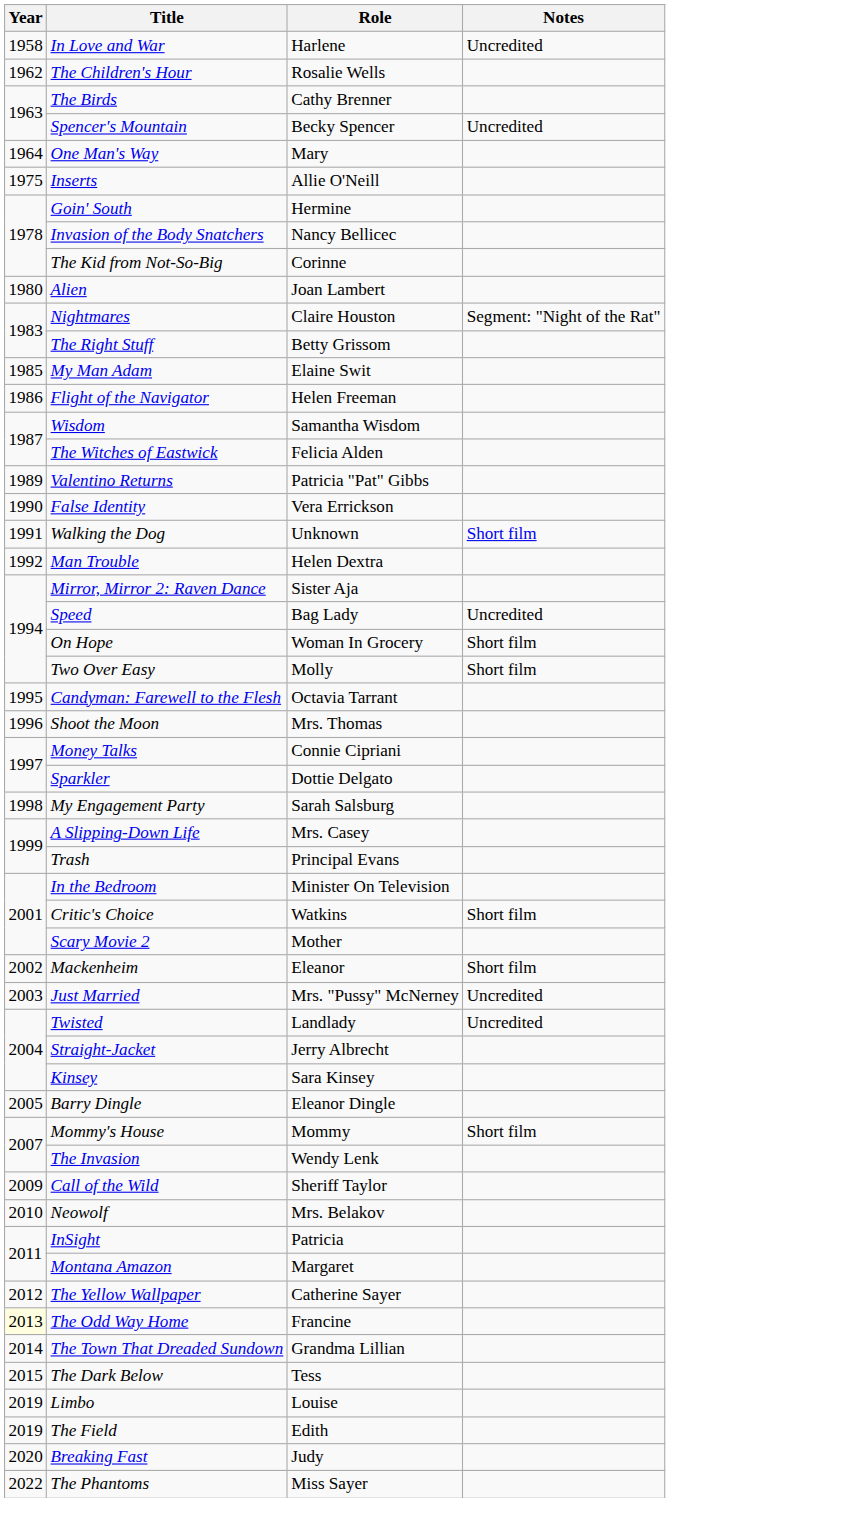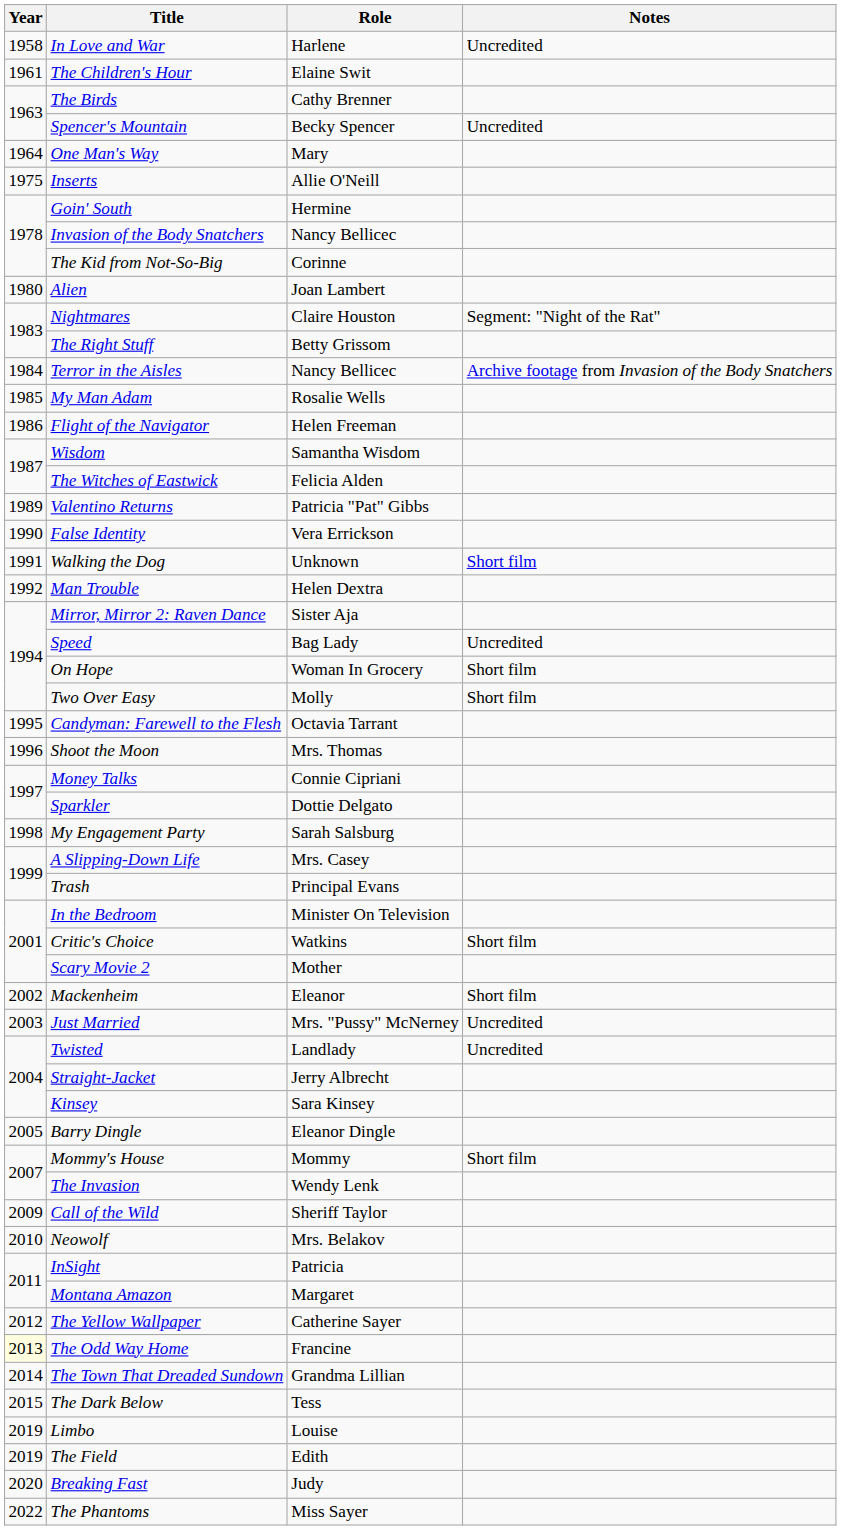(26, 72) 1962 -> (26, 72) 1961
(338, 72) Rosalie Wells -> (331, 72) Elaine Swit
+ row: (116, 371)
(331, 371) Elaine Swit -> (338, 398) Rosalie Wells
